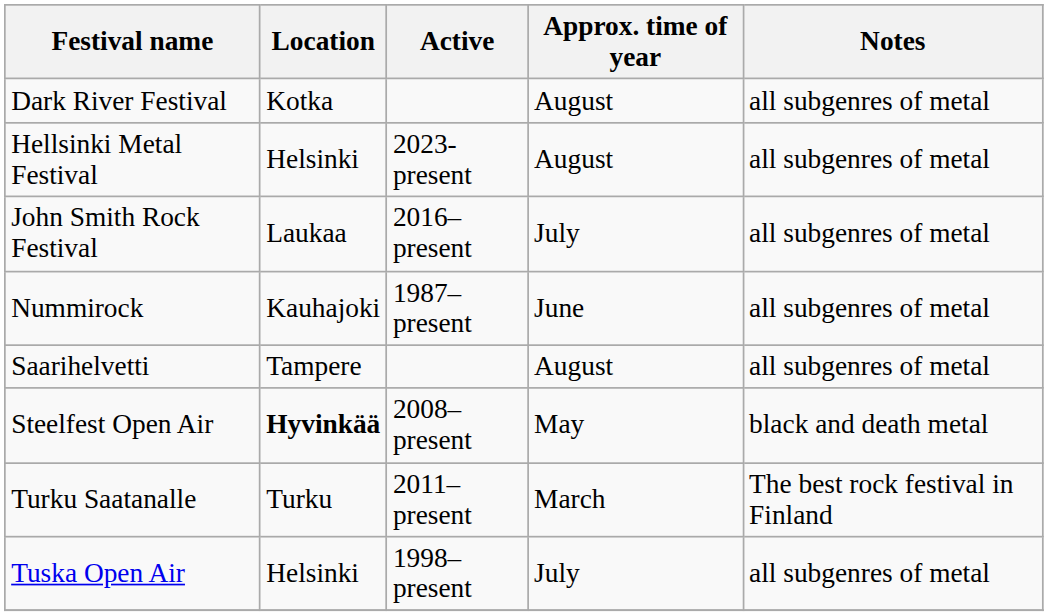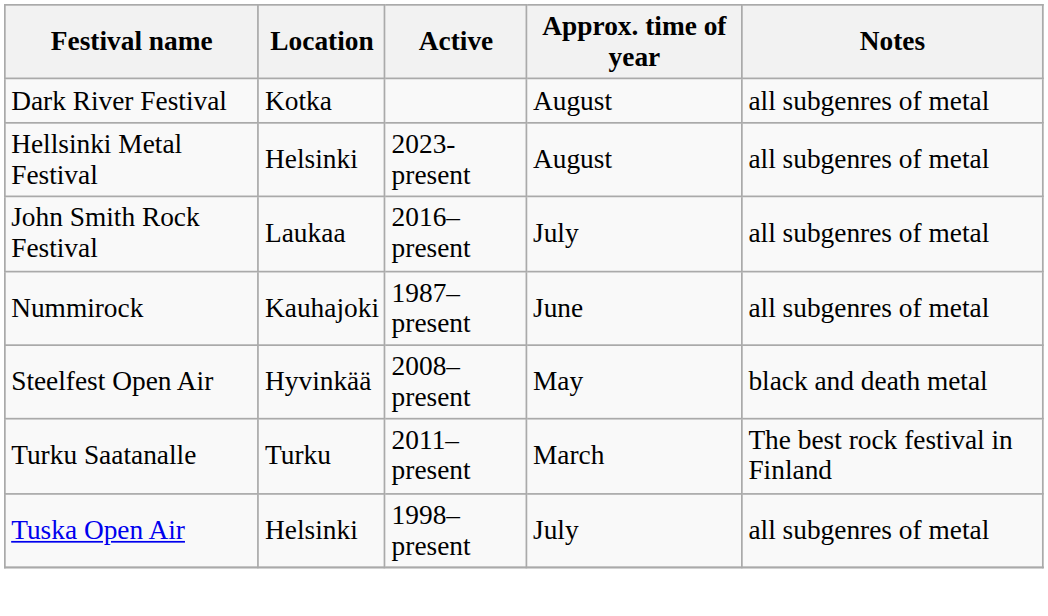- row: (80, 366)
(323, 425) bold -> (318, 381) normal
